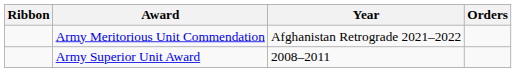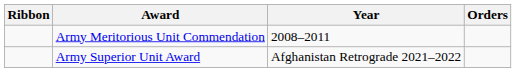(366, 36) Afghanistan Retrograde 2021–2022 -> (301, 36) 2008–2011
(301, 57) 2008–2011 -> (366, 57) Afghanistan Retrograde 2021–2022
